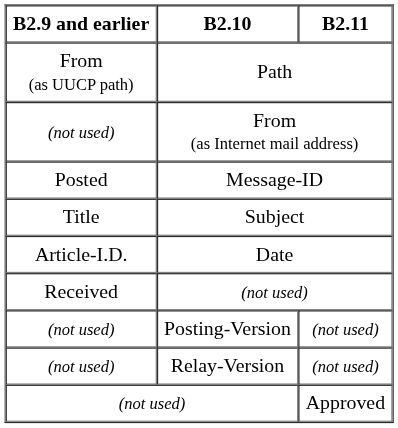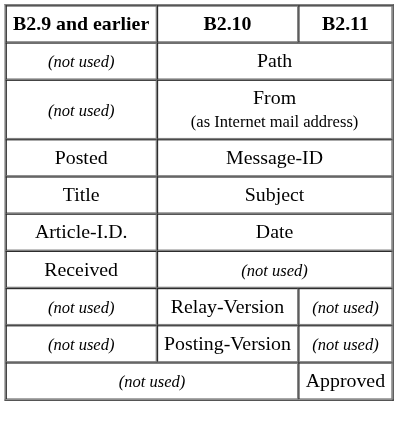(81, 72) From (as UUCP path) -> (81, 62) (not used)
rows swapped: (227, 365) <-> (227, 328)
